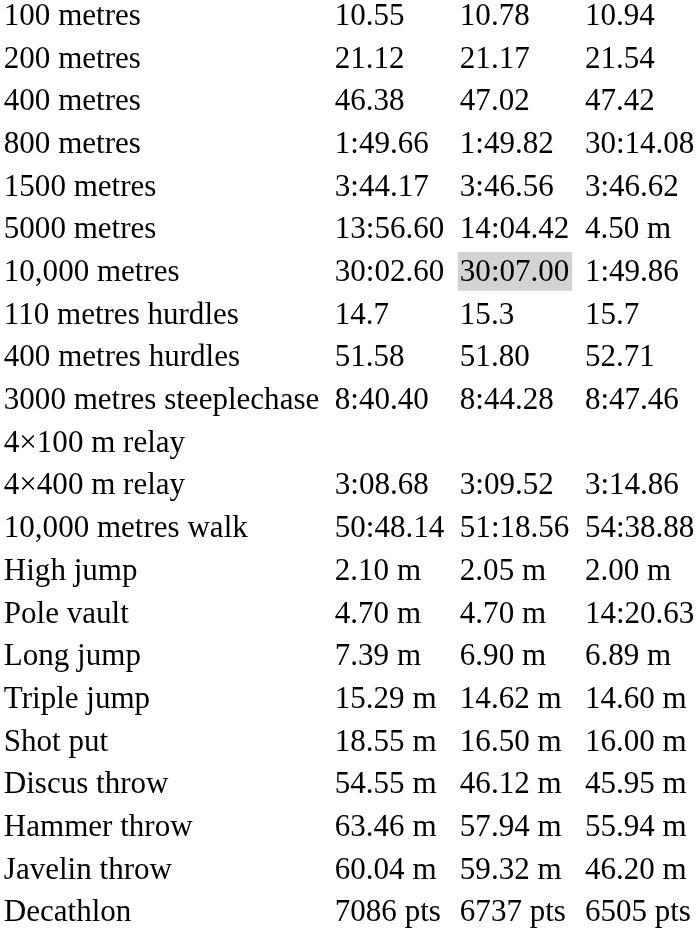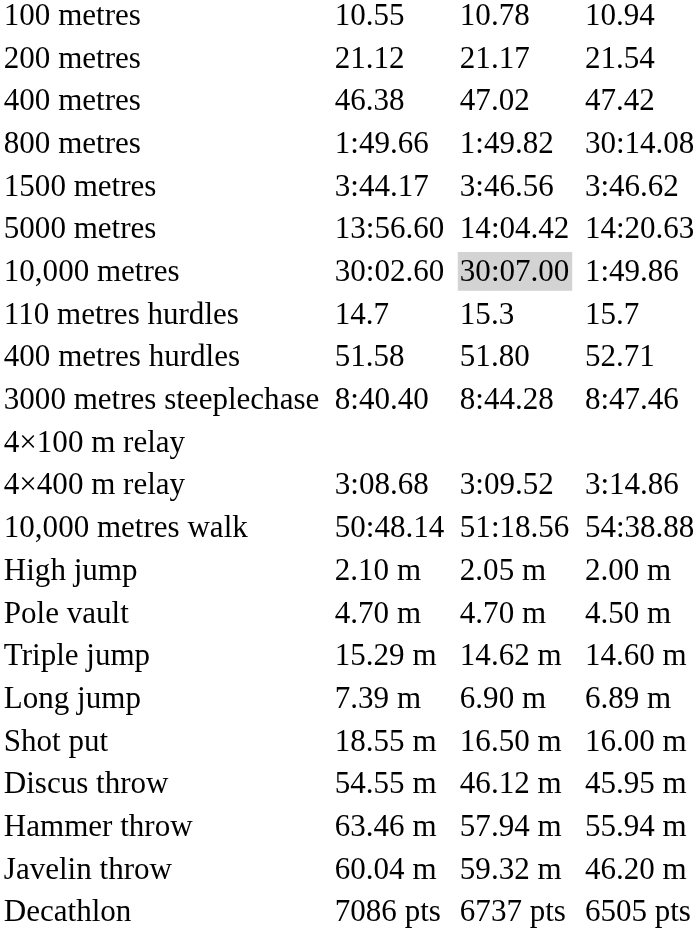(628, 228) 4.50 m -> (640, 228) 14:20.63
(640, 612) 14:20.63 -> (628, 612) 4.50 m
rows swapped: (72, 655) <-> (77, 697)
